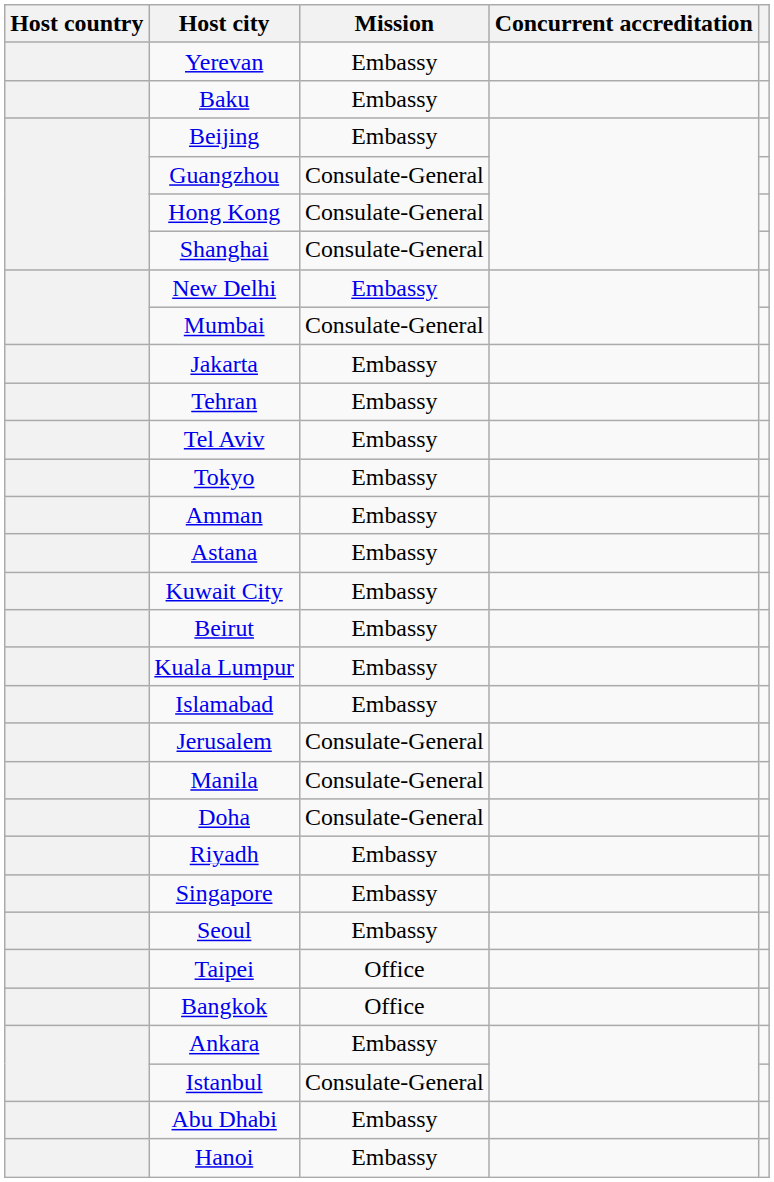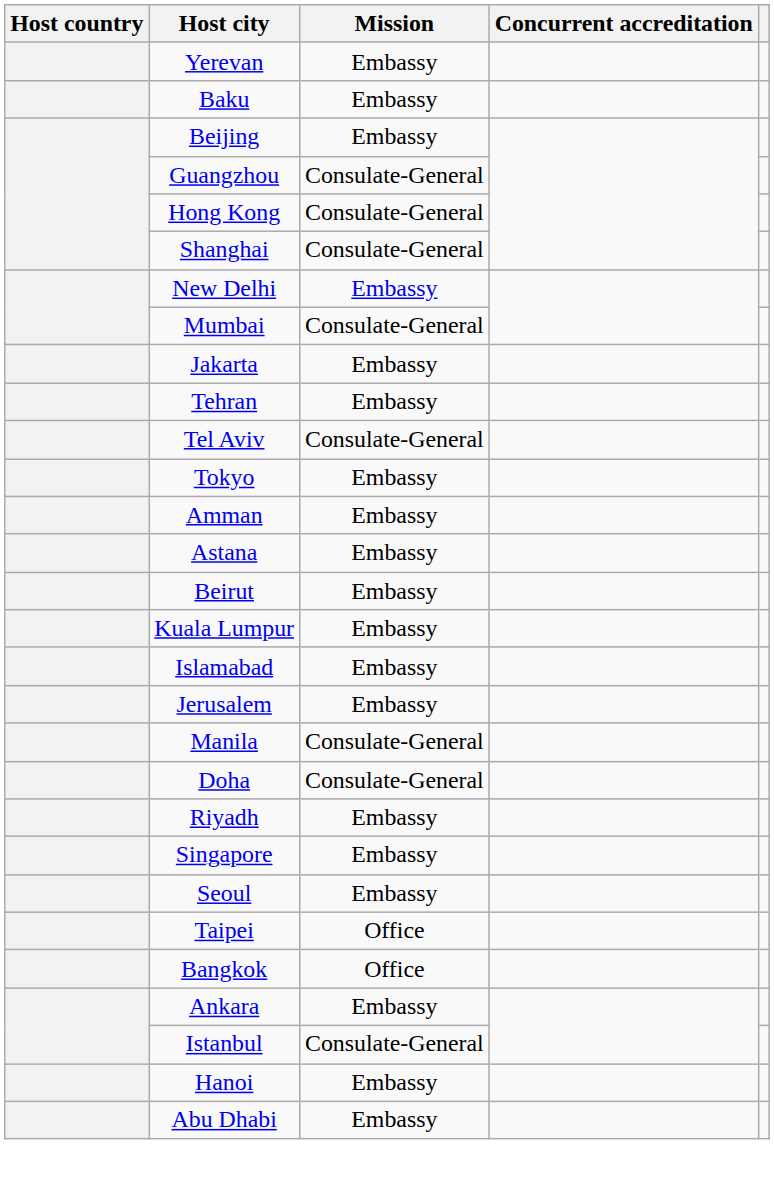(394, 439) Embassy -> (394, 439) Consulate-General
- row: (224, 590)
(394, 741) Consulate-General -> (394, 703) Embassy
rows swapped: (224, 1157) <-> (224, 1119)
